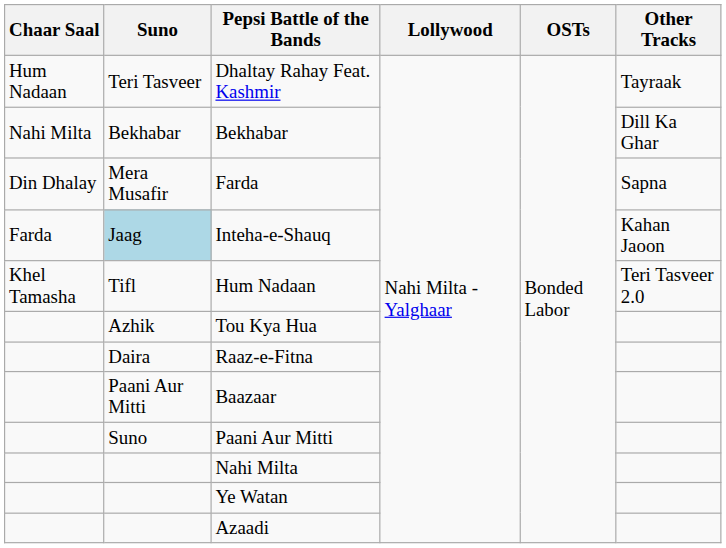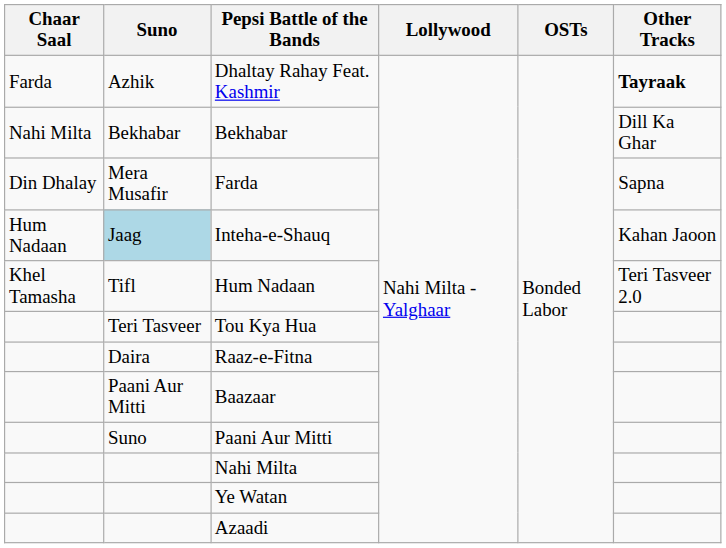(38, 81) Hum Nadaan -> (30, 81) Farda
(155, 81) Teri Tasveer -> (131, 81) Azhik
(651, 81) normal -> (652, 81) bold
(30, 234) Farda -> (38, 234) Hum Nadaan
(131, 326) Azhik -> (154, 326) Teri Tasveer
